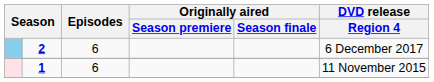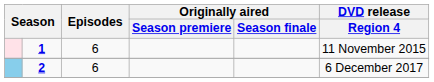rows swapped: (42, 67) <-> (42, 48)
